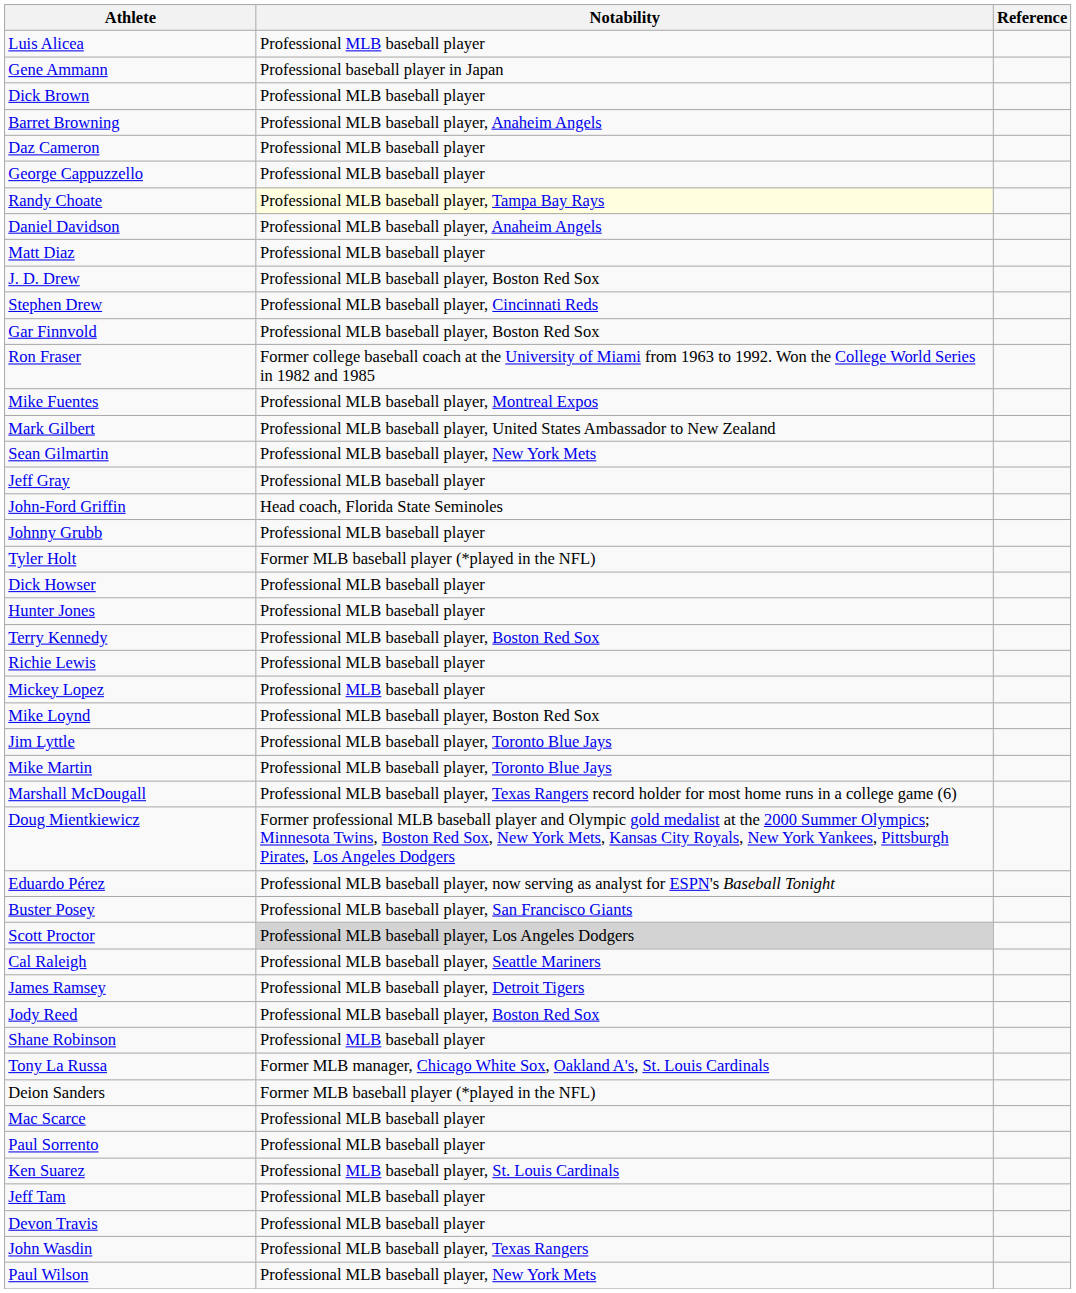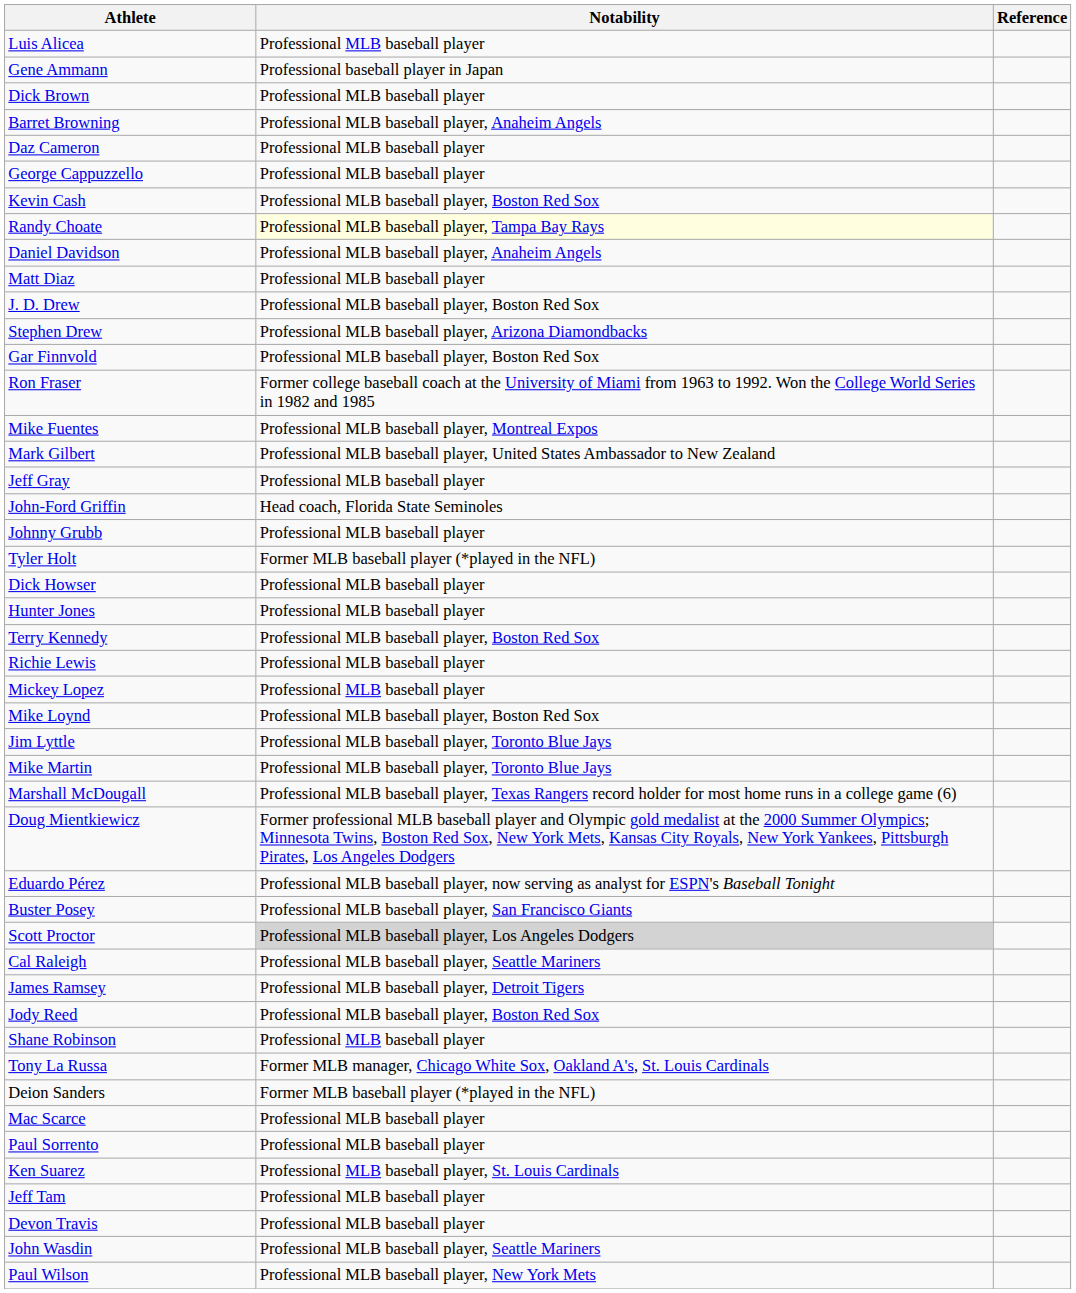+ row: (47, 200)
(429, 305) Professional MLB baseball player, Cincinnati Reds -> (453, 331) Professional MLB baseball player, Arizona Diamondbacks
- row: (58, 454)
(424, 1249) Professional MLB baseball player, Texas Rangers -> (430, 1249) Professional MLB baseball player, Seattle Mariners
